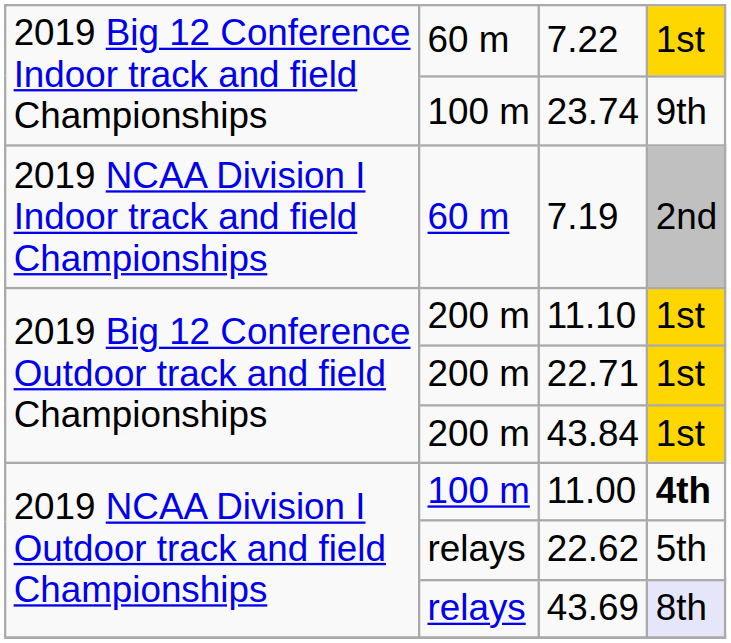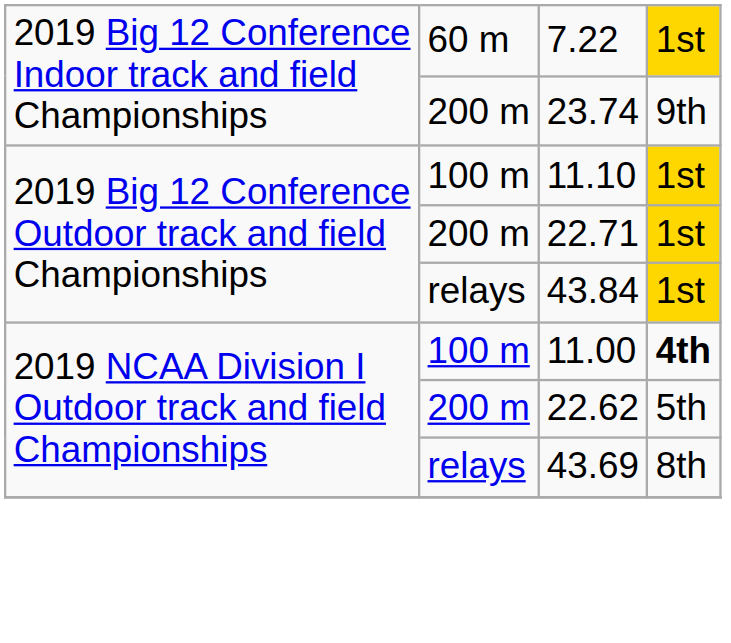(479, 110) 100 m -> (479, 110) 200 m
- row: (583, 216)
(479, 316) 200 m -> (479, 174) 100 m
(479, 432) 200 m -> (477, 291) relays
(477, 549) relays -> (479, 408) 200 m
(681, 607) lavender background -> (681, 466) no background
